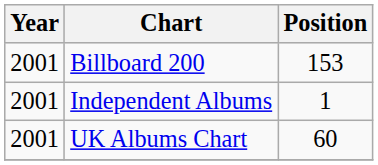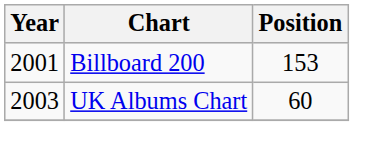- row: (171, 100)
(35, 139) 2001 -> (35, 100) 2003
